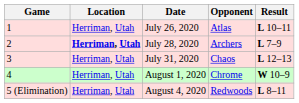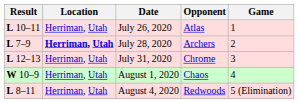columns swapped: (37, 12) <-> (274, 12)
(223, 59) Chaos -> (199, 59) Chrome
(226, 75) Chrome -> (196, 75) Chaos
